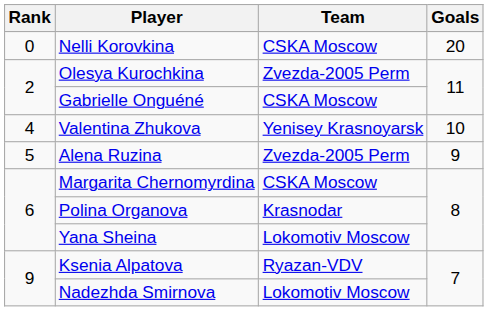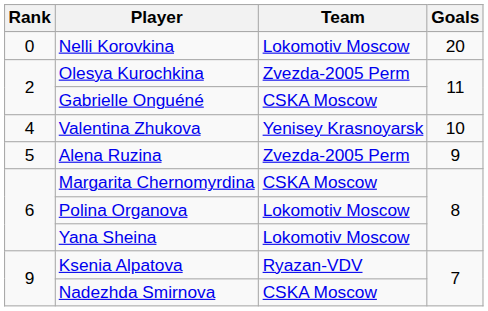(320, 45) CSKA Moscow -> (336, 45) Lokomotiv Moscow
(302, 210) Krasnodar -> (336, 210) Lokomotiv Moscow
(336, 292) Lokomotiv Moscow -> (320, 292) CSKA Moscow
